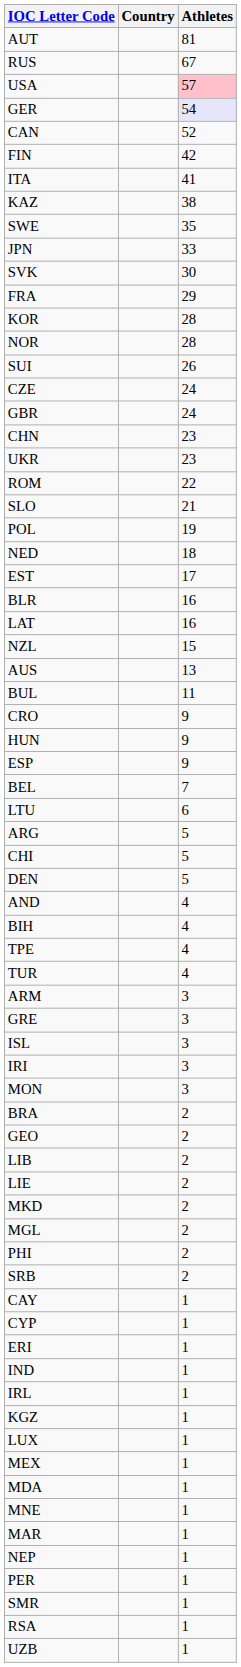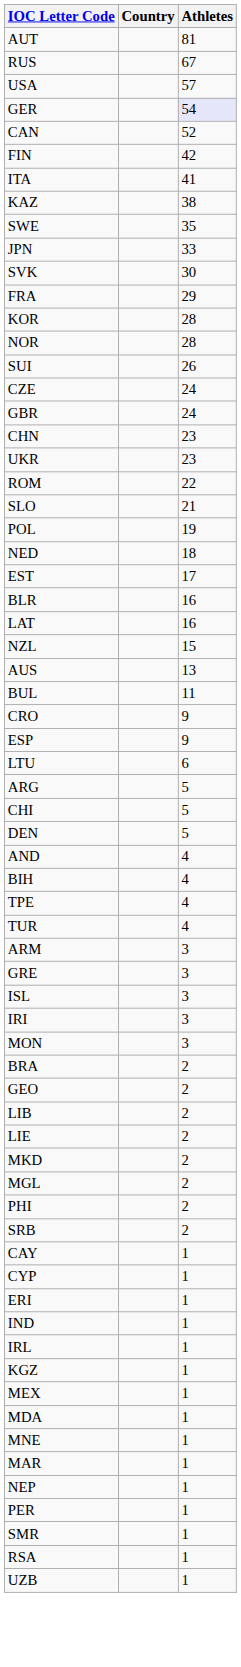(189, 86) pink background -> (189, 86) no background
- row: (24, 739)
- row: (22, 786)
- row: (23, 1440)
